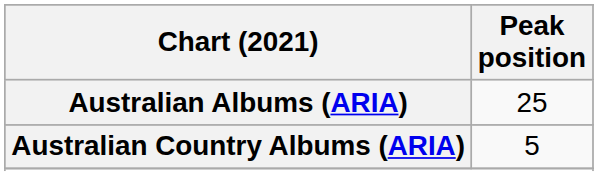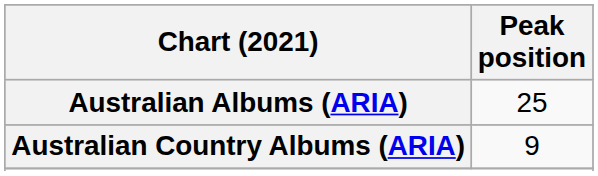(532, 146) 5 -> (532, 146) 9
